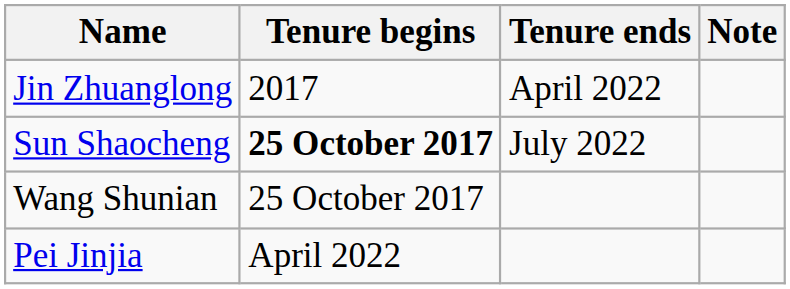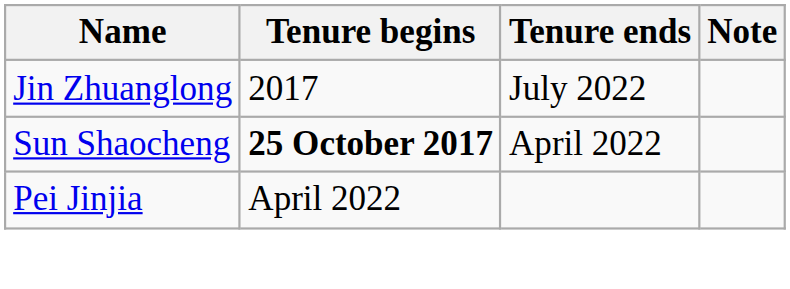(585, 87) April 2022 -> (578, 87) July 2022
(578, 143) July 2022 -> (585, 143) April 2022
- row: (115, 198)
